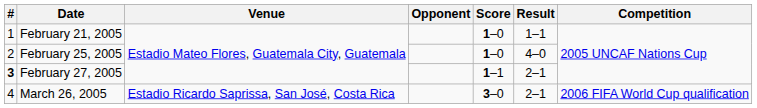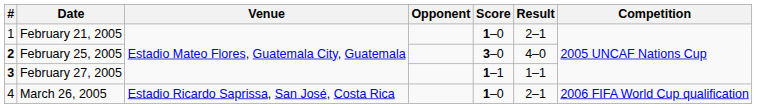(536, 34) 1–1 -> (536, 34) 2–1
(11, 53) normal -> (11, 53) bold
(493, 53) 1–0 -> (493, 53) 3–0
(536, 73) 2–1 -> (536, 73) 1–1
(493, 93) 3–0 -> (493, 93) 1–0
